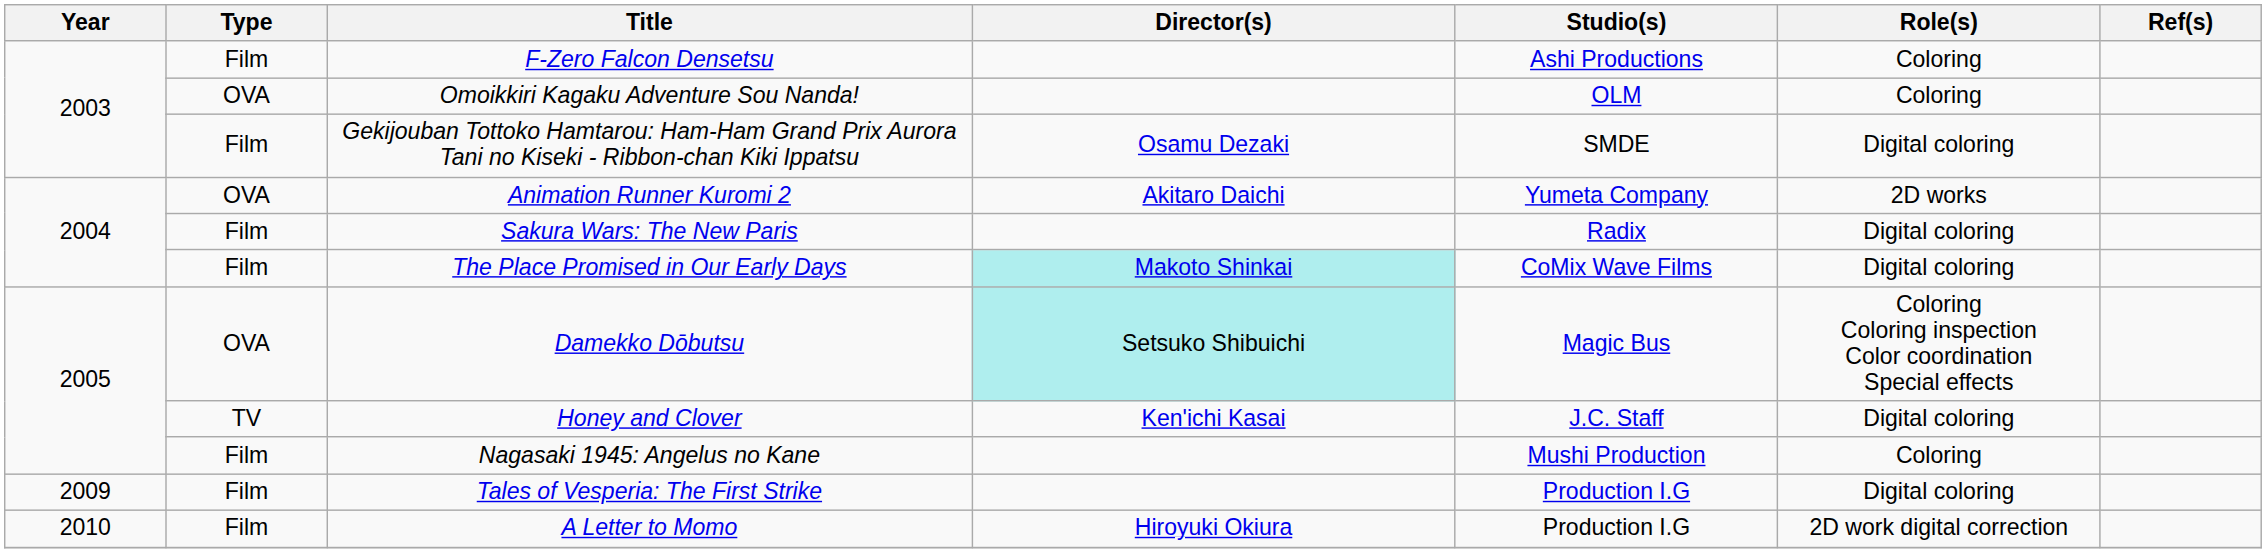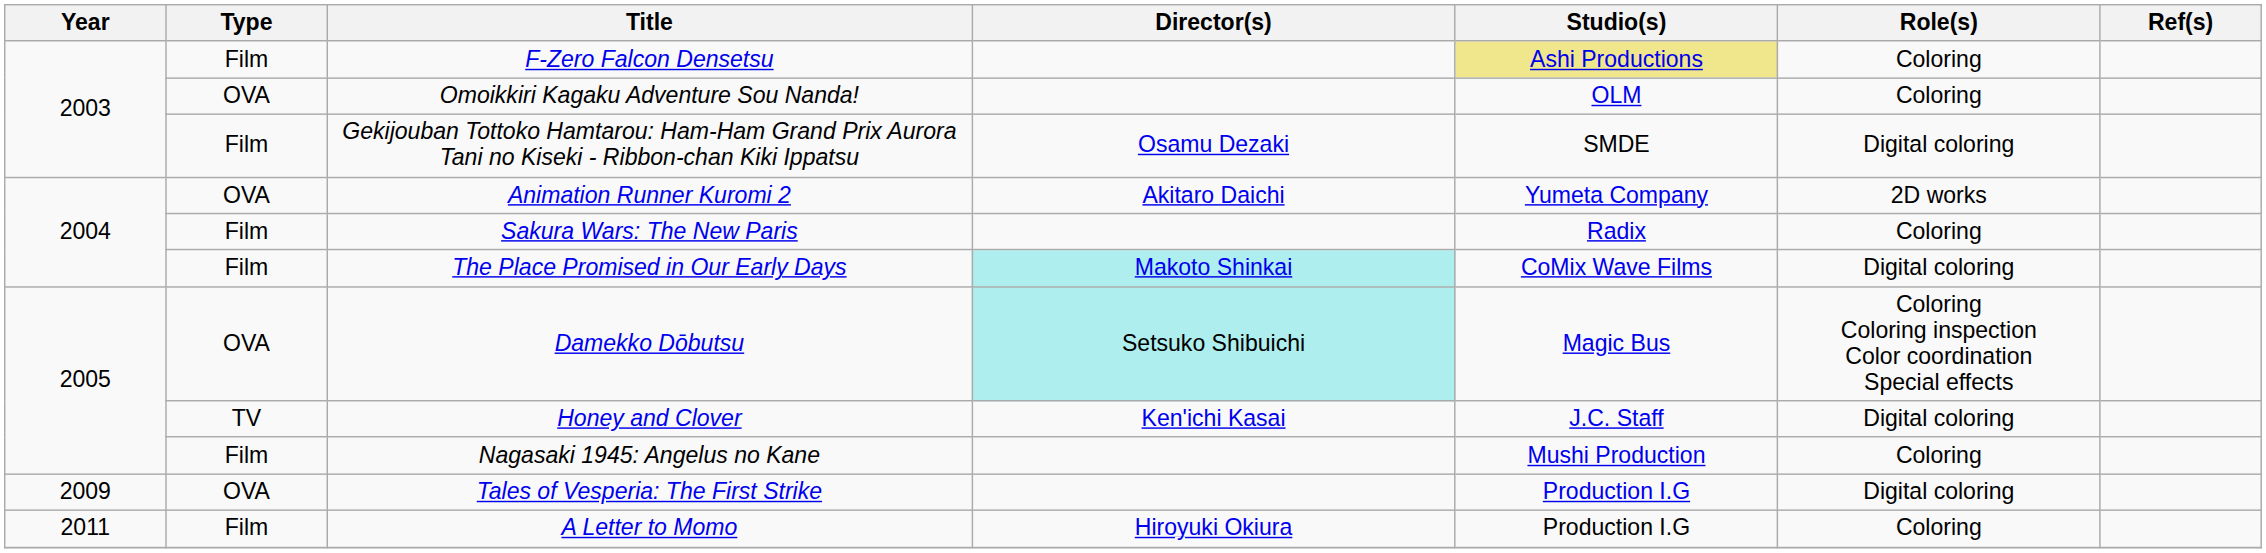(1616, 59) no background -> (1616, 59) khaki background
(1939, 231) Digital coloring -> (1939, 231) Coloring
(246, 491) Film -> (246, 491) OVA
(85, 528) 2010 -> (85, 528) 2011
(1939, 528) 2D work digital correction -> (1939, 528) Coloring
